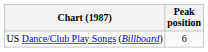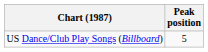(184, 39) 6 -> (184, 39) 5
